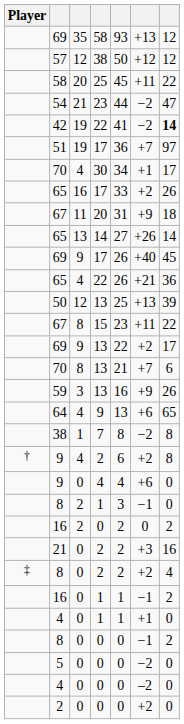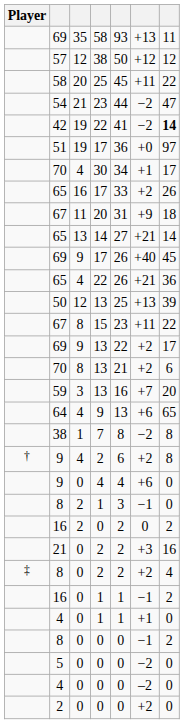(169, 37) 12 -> (169, 37) 11
(145, 147) +7 -> (145, 147) +0
(145, 236) +26 -> (145, 236) +21
(145, 368) +7 -> (145, 368) +2
(145, 390) +9 -> (145, 390) +7
(169, 390) 26 -> (169, 390) 20
